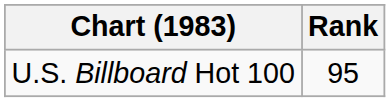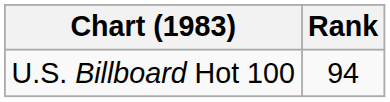(343, 72) 95 -> (343, 72) 94
